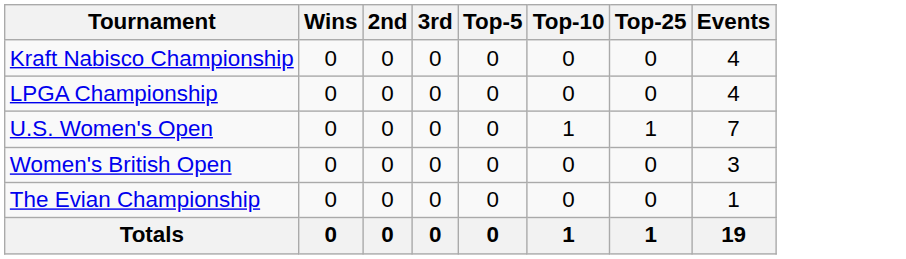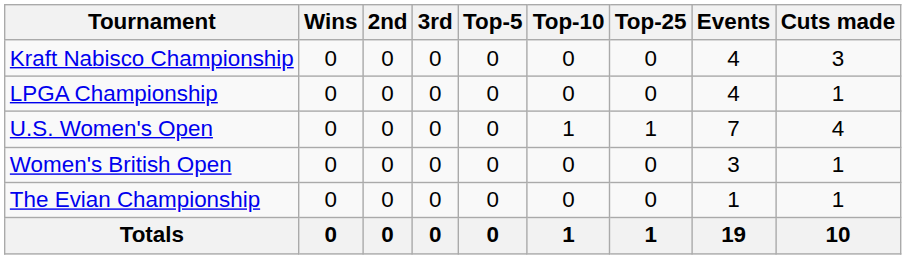+ column: (838, 22)
